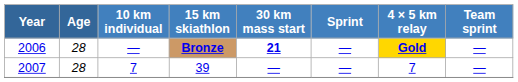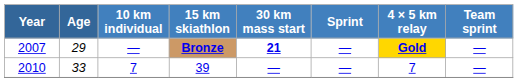(32, 48) 2006 -> (32, 48) 2007
(79, 48) 28 -> (79, 48) 29
(32, 68) 2007 -> (32, 68) 2010
(79, 68) 28 -> (79, 68) 33
